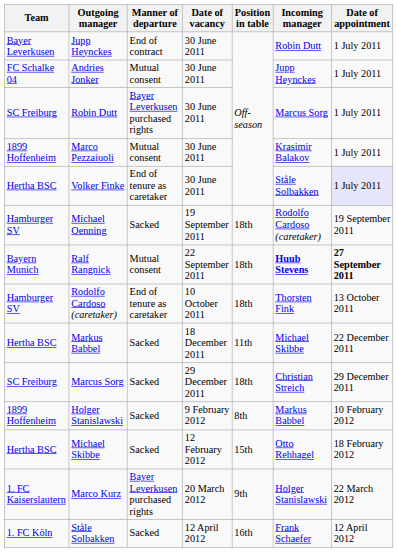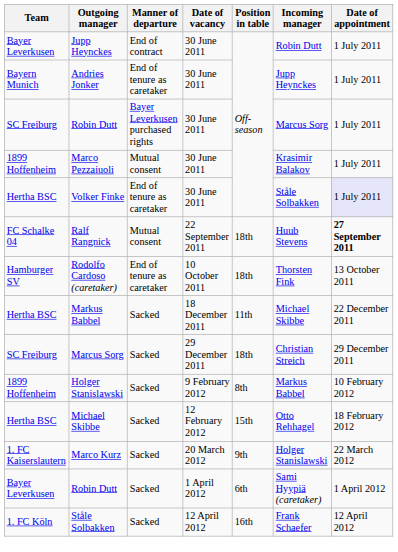(30, 73) FC Schalke 04 -> (23, 79) Bayern Munich
(145, 73) Mutual consent -> (148, 79) End of tenure as caretaker
- row: (89, 225)
(23, 264) Bayern Munich -> (30, 236) FC Schalke 04
(292, 264) bold -> (292, 236) normal
(154, 494) Bayer Leverkusen purchased rights -> (145, 455) Sacked
+ row: (94, 488)
